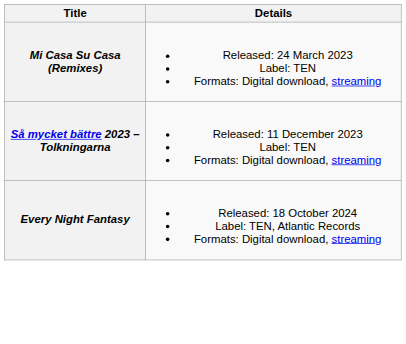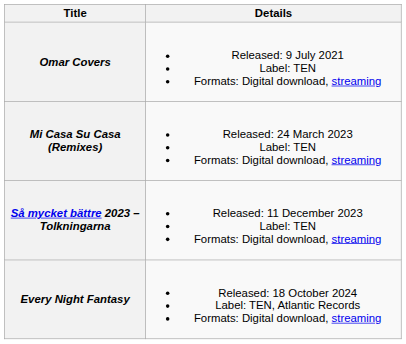+ row: (75, 62)
